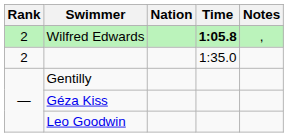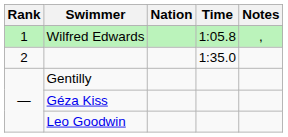(24, 36) 2 -> (24, 36) 1
(218, 36) bold -> (217, 36) normal
